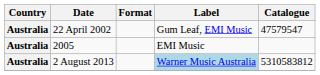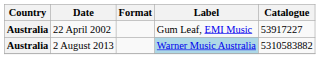(282, 29) 47579547 -> (282, 29) 53917227
- row: (64, 45)
(287, 62) 5310583812 -> (287, 45) 5310583882
